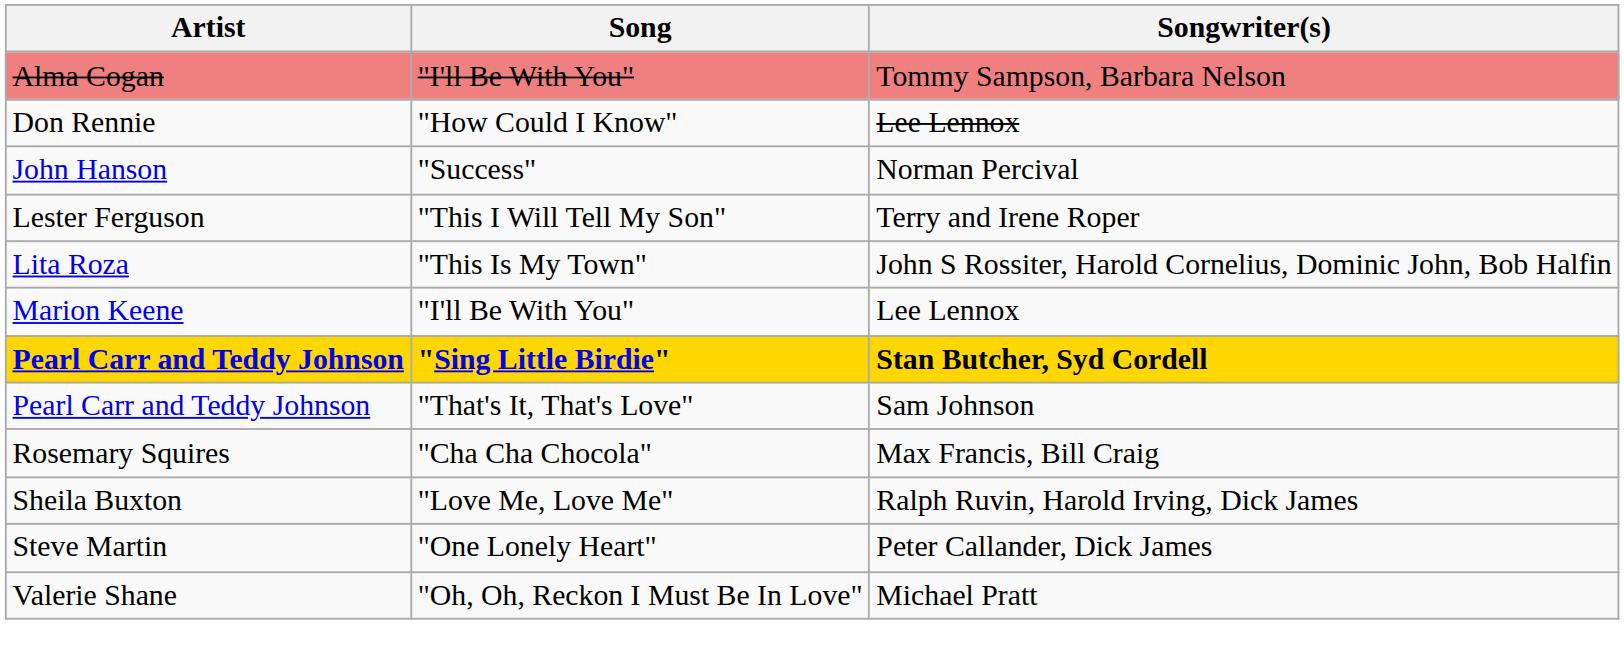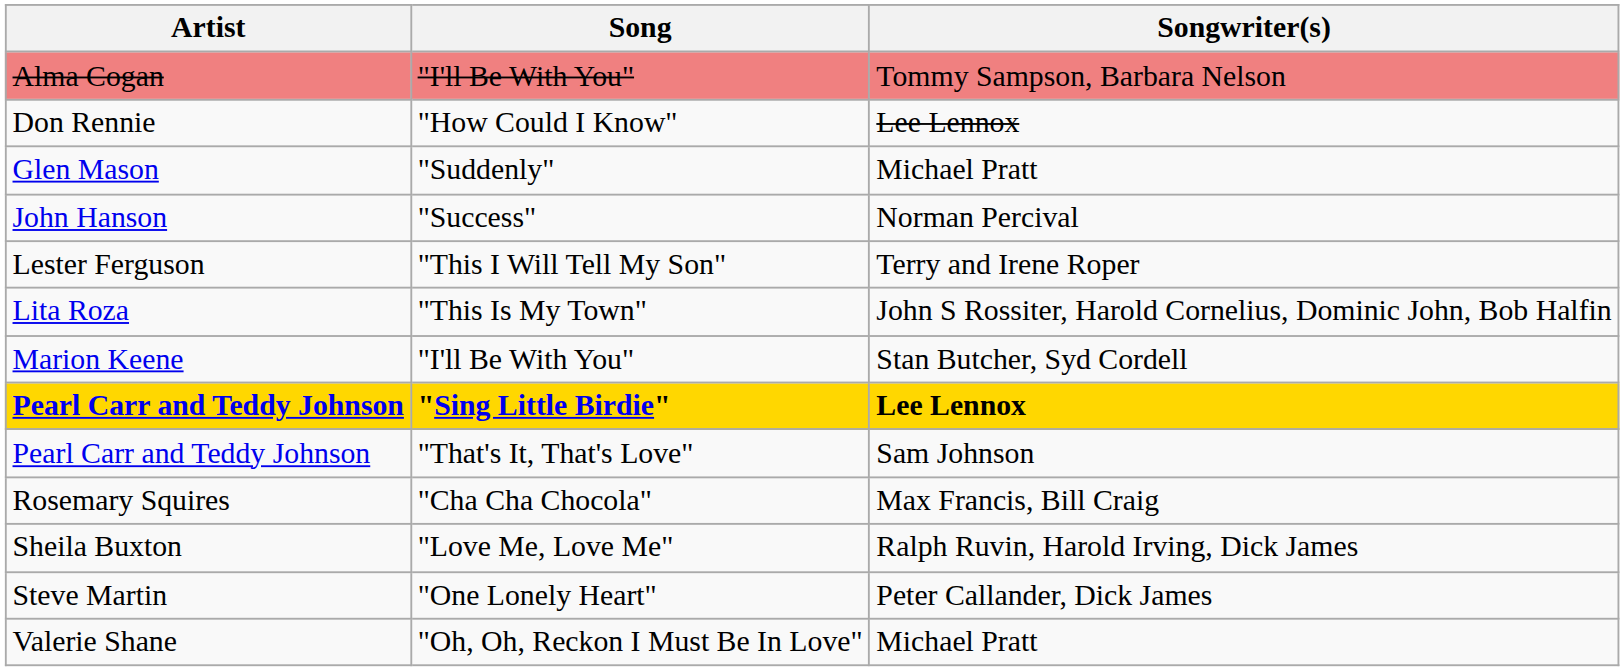+ row: (86, 169)
(948, 311) Lee Lennox -> (1032, 358) Stan Butcher, Syd Cordell
(1042, 358) Stan Butcher, Syd Cordell -> (951, 405) Lee Lennox
